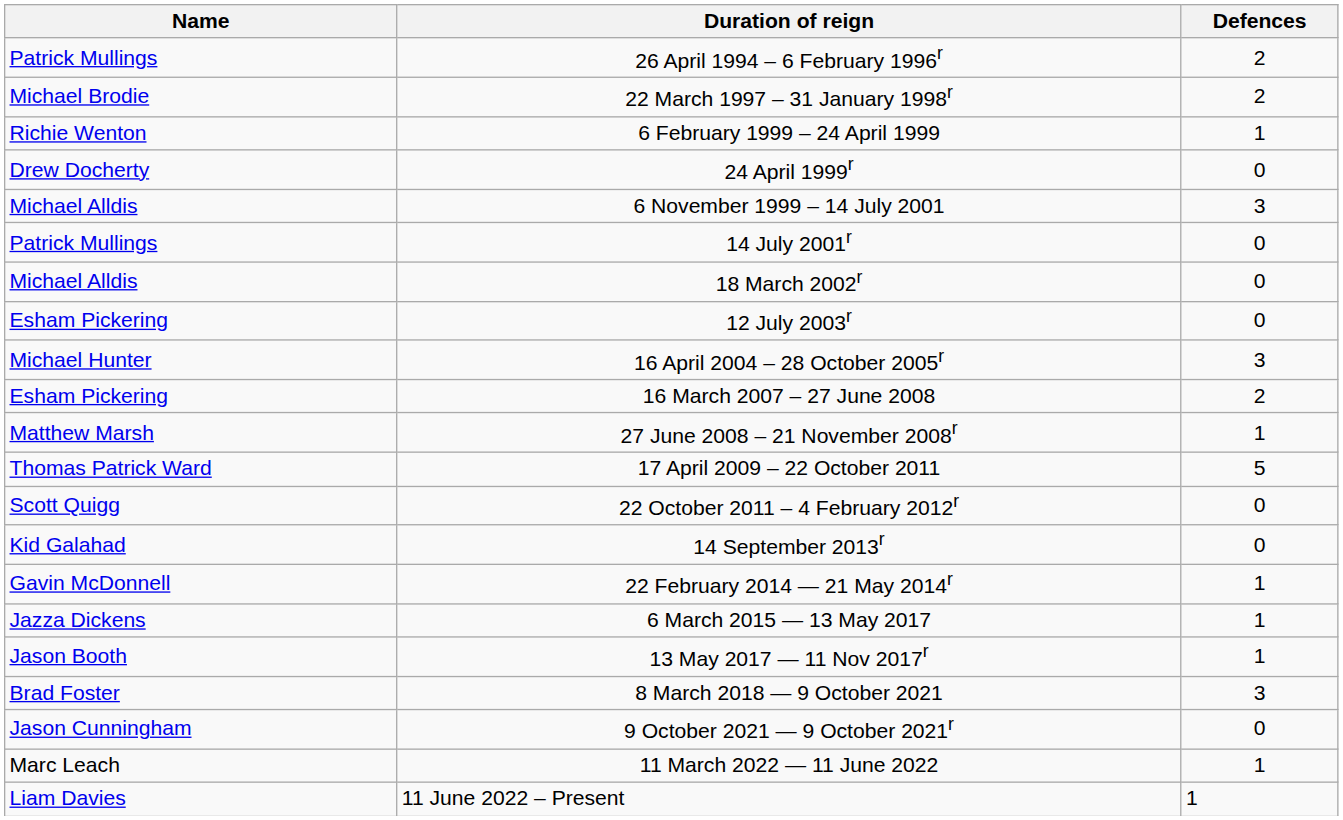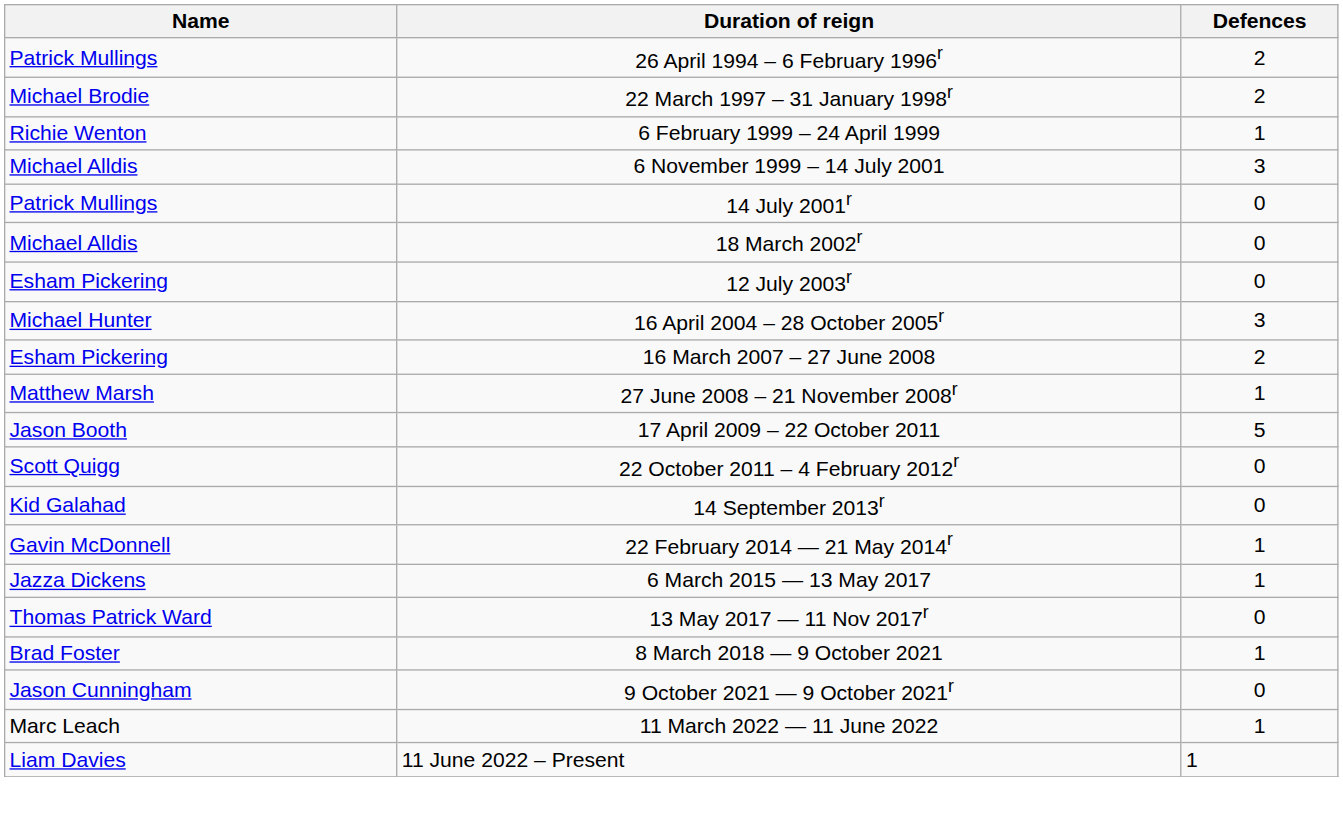- row: (789, 169)
(111, 468) Thomas Patrick Ward -> (68, 429) Jason Booth
(68, 656) Jason Booth -> (111, 617) Thomas Patrick Ward
(1260, 656) 1 -> (1260, 617) 0
(1260, 692) 3 -> (1260, 653) 1
